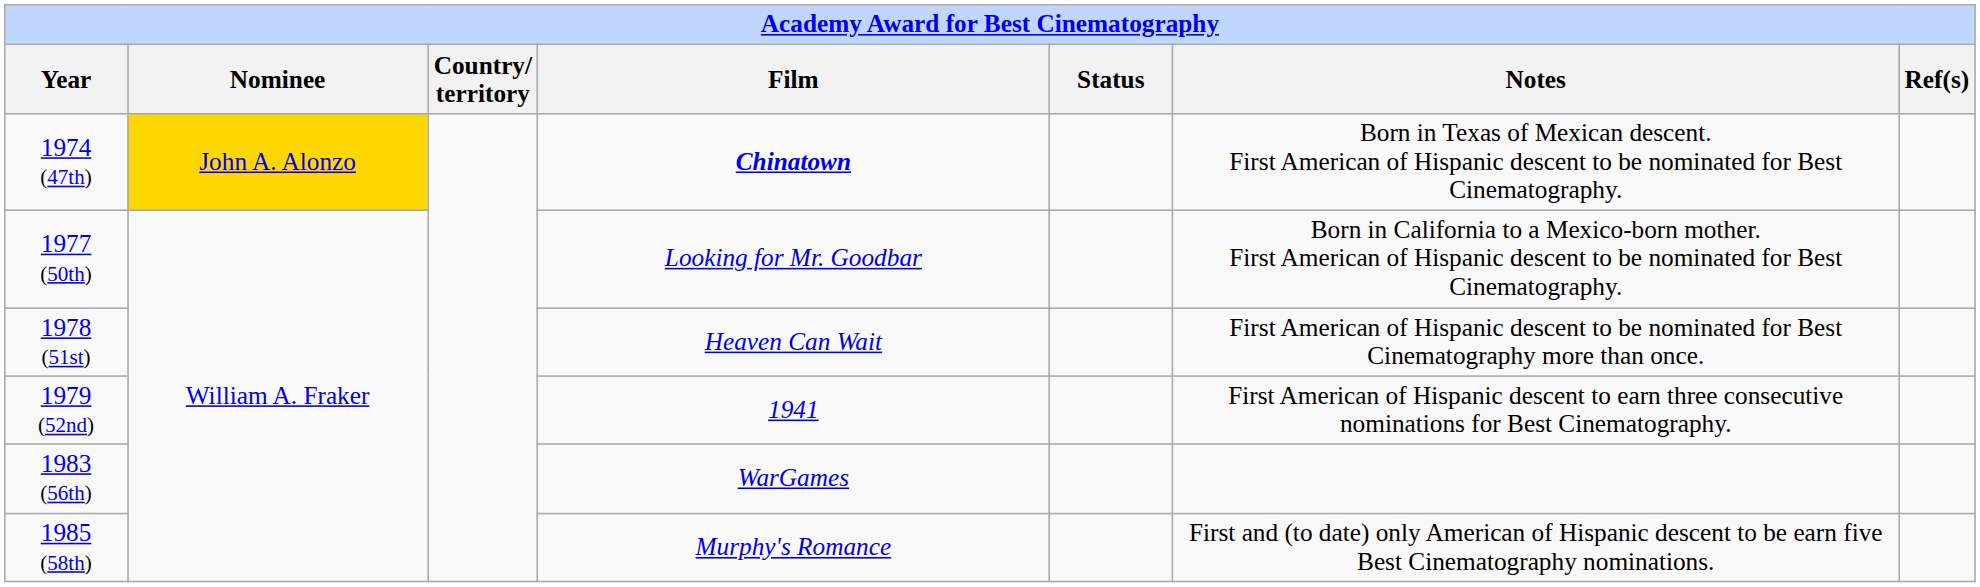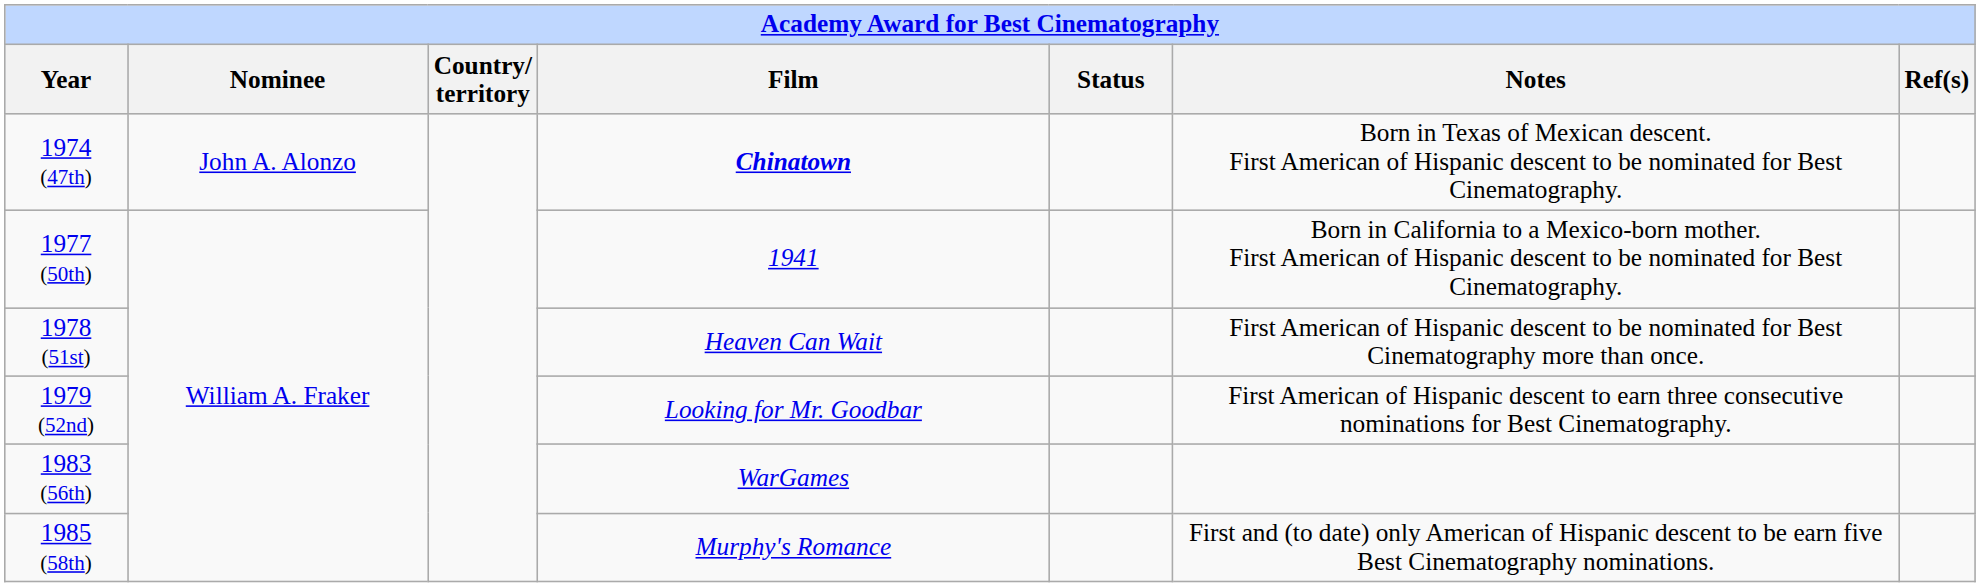(278, 161) gold background -> (278, 161) no background
(793, 258) Looking for Mr. Goodbar -> (793, 258) 1941
(793, 409) 1941 -> (793, 409) Looking for Mr. Goodbar
